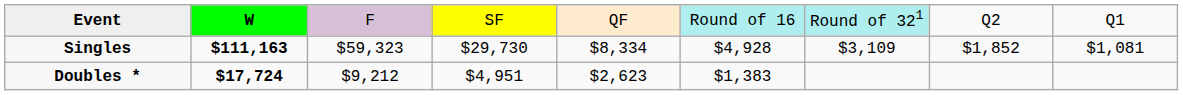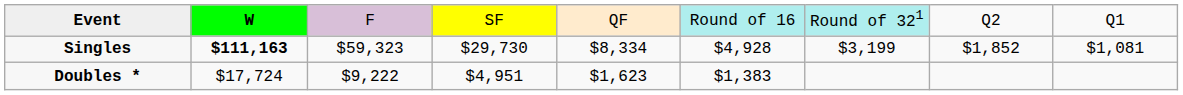(867, 49) $3,109 -> (867, 49) $3,199
(249, 76) bold -> (249, 76) normal
(370, 76) $9,212 -> (370, 76) $9,222
(618, 76) $2,623 -> (618, 76) $1,623
